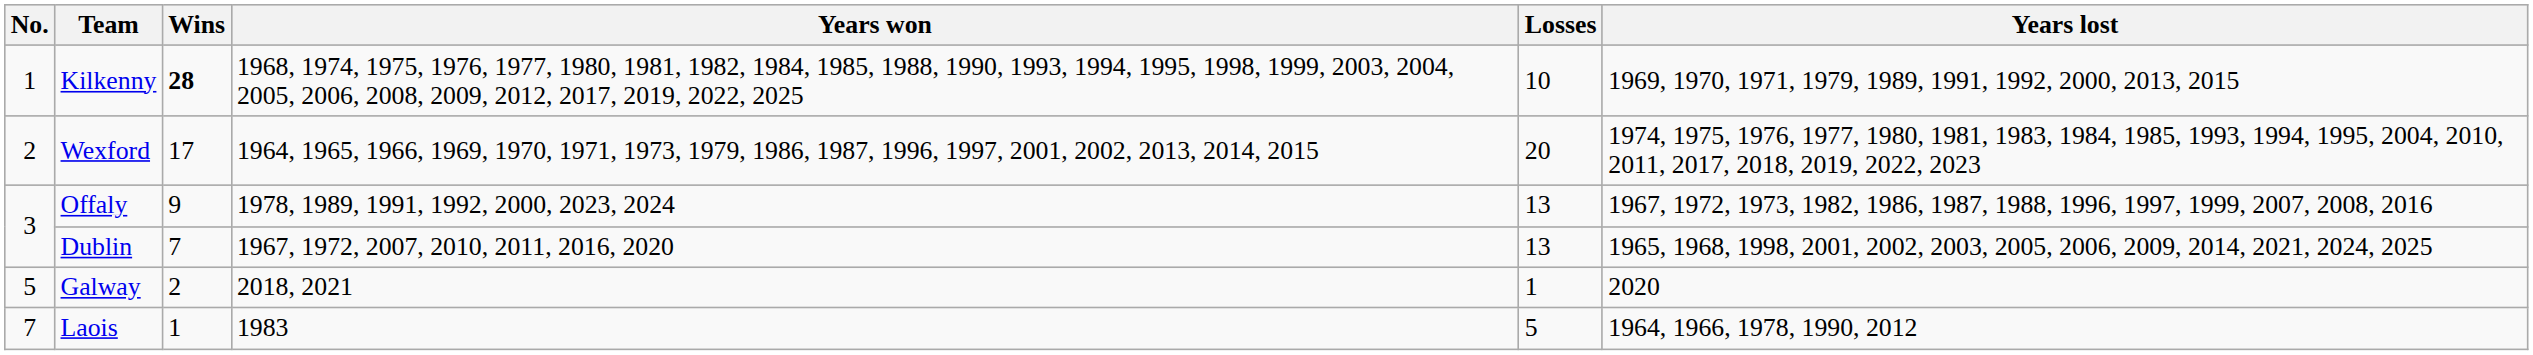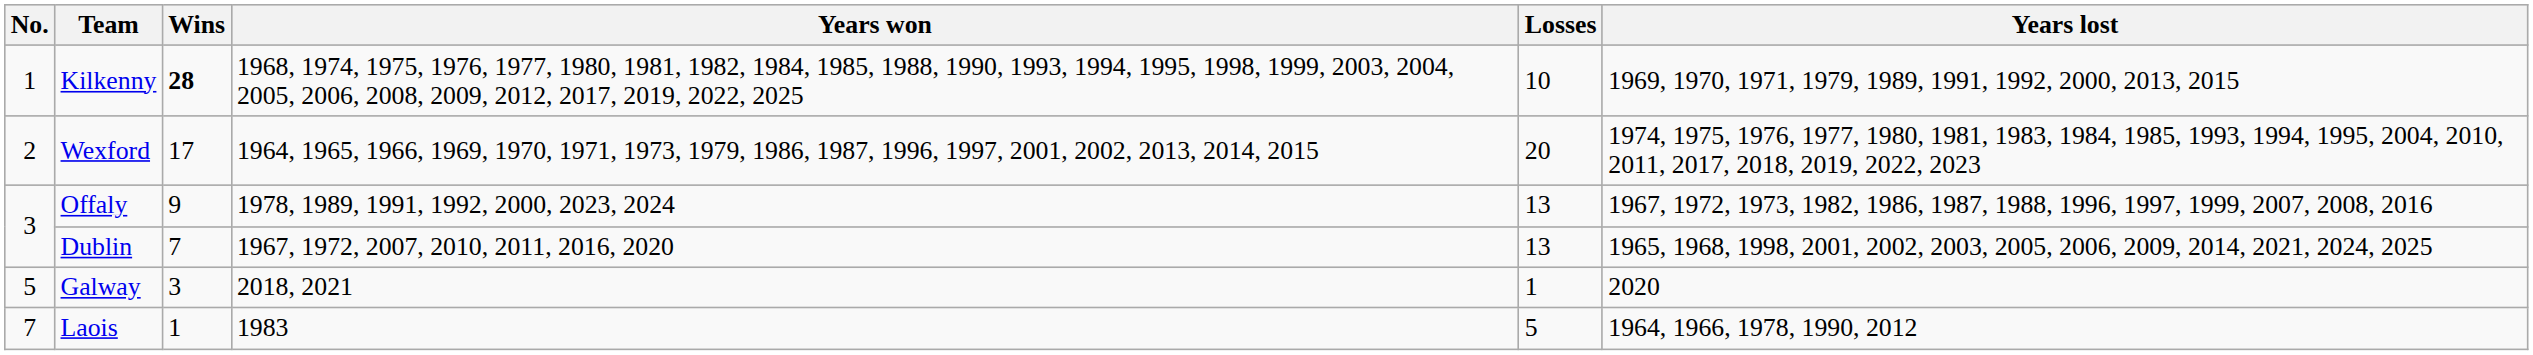(175, 287) 2 -> (175, 287) 3
